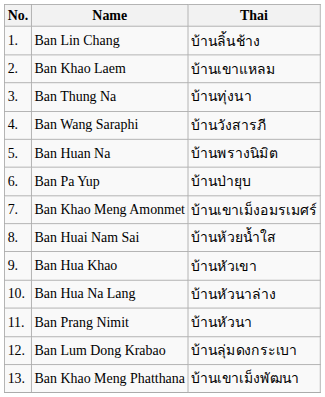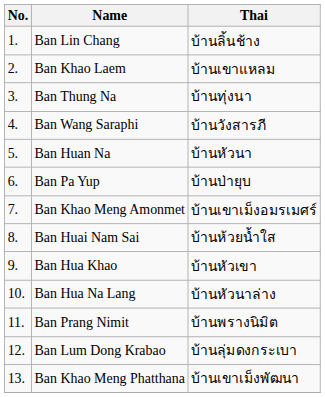(234, 153) บ้านพรางนิมิต -> (222, 153) บ้านหัวนา
(222, 322) บ้านหัวนา -> (234, 322) บ้านพรางนิมิต
